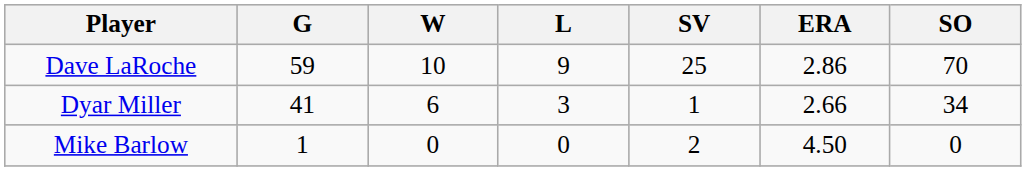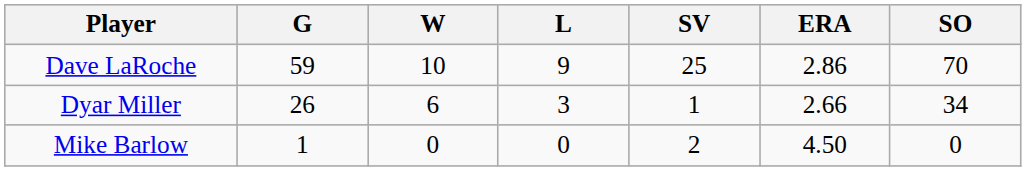(302, 104) 41 -> (302, 104) 26
